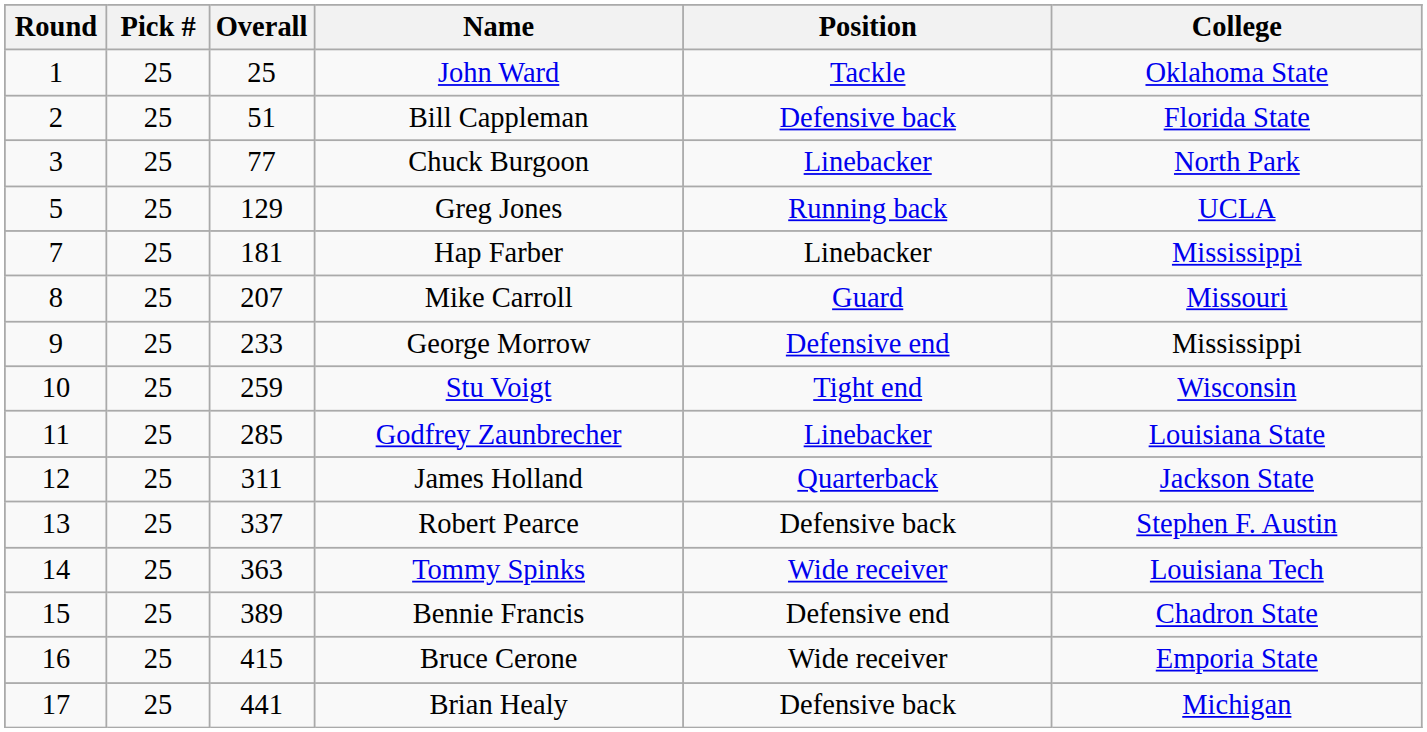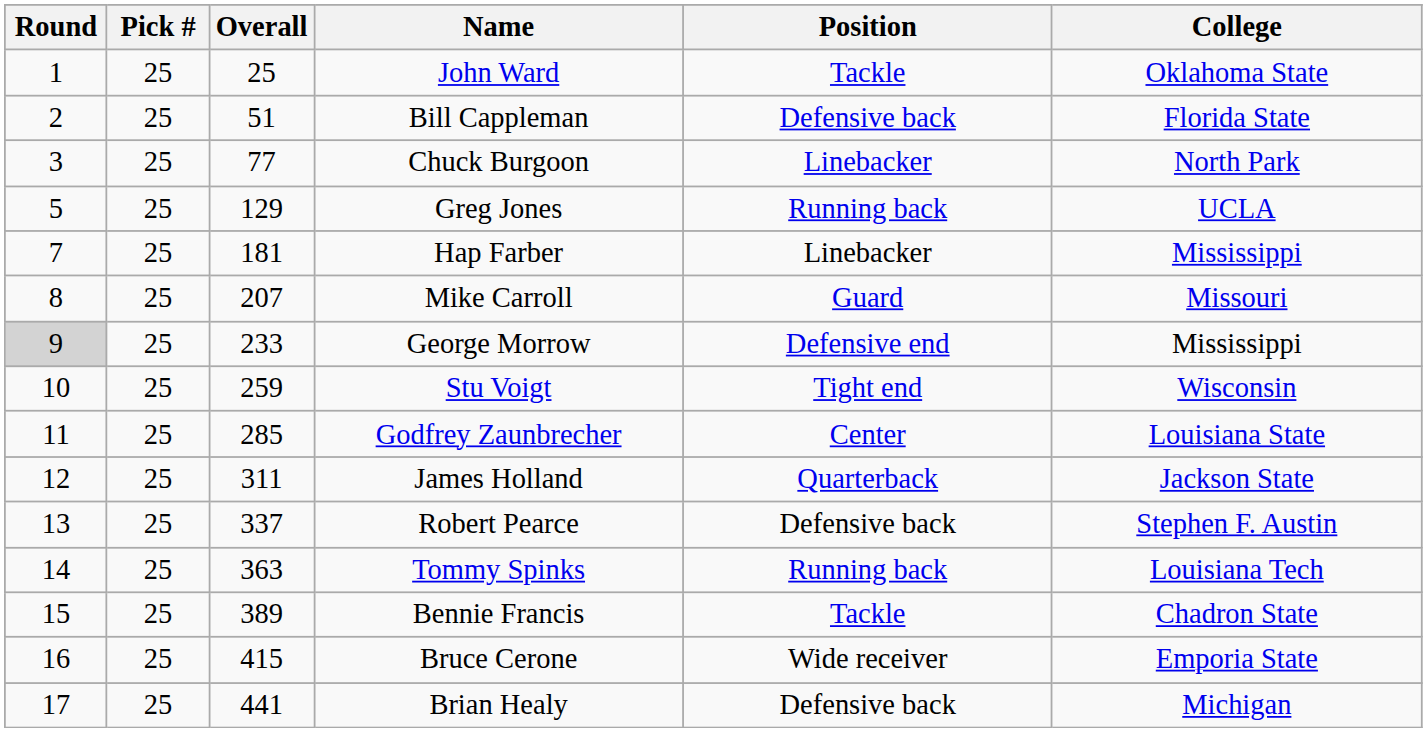(56, 343) no background -> (56, 343) lightgrey background
(868, 433) Linebacker -> (868, 433) Center
(868, 569) Wide receiver -> (868, 569) Running back
(868, 614) Defensive end -> (868, 614) Tackle
